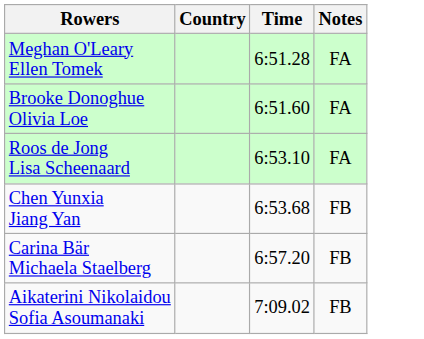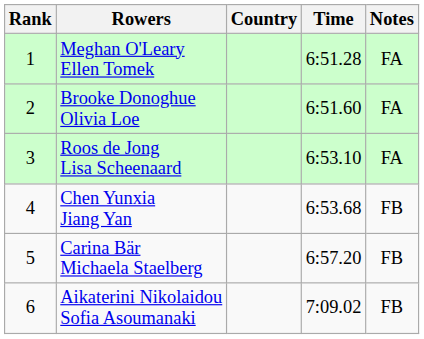+ column: (30, 19)
